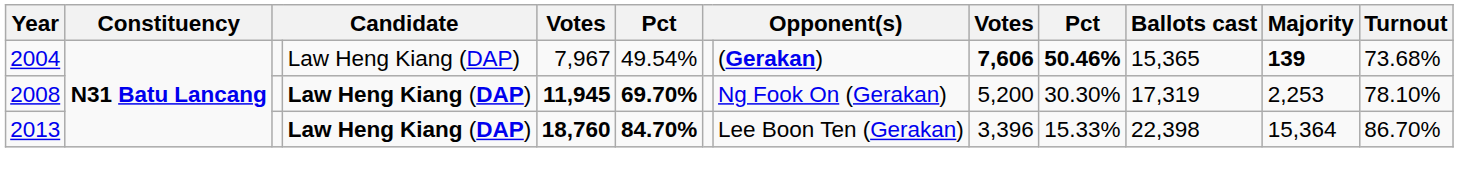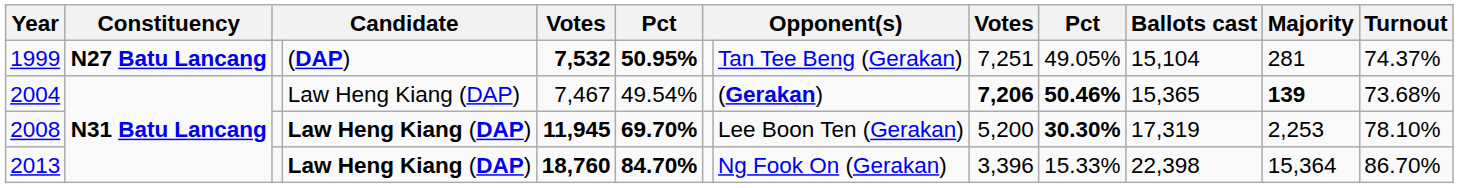+ row: (35, 58)
(582, 58) 7,967 -> (582, 94) 7,467
(1006, 58) 7,606 -> (1006, 94) 7,206
(832, 94) Ng Fook On (Gerakan) -> (841, 129) Lee Boon Ten (Gerakan)
(1082, 94) normal -> (1082, 129) bold
(841, 129) Lee Boon Ten (Gerakan) -> (832, 165) Ng Fook On (Gerakan)
